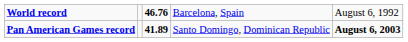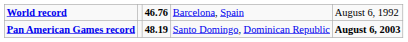(156, 29) 41.89 -> (156, 29) 48.19
